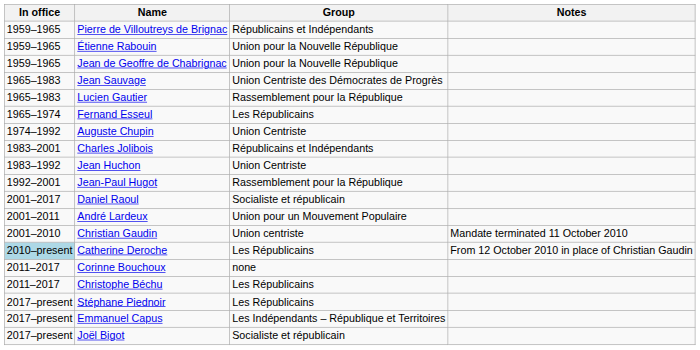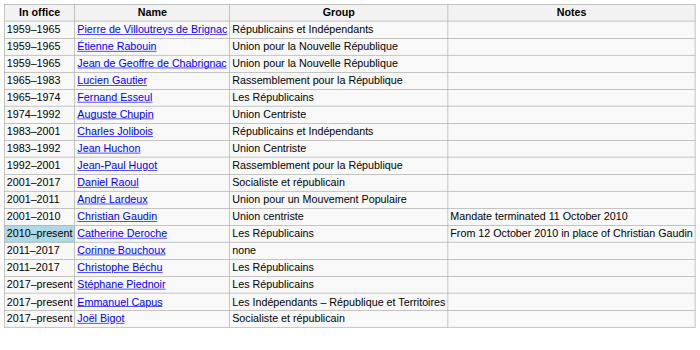- row: (112, 81)
